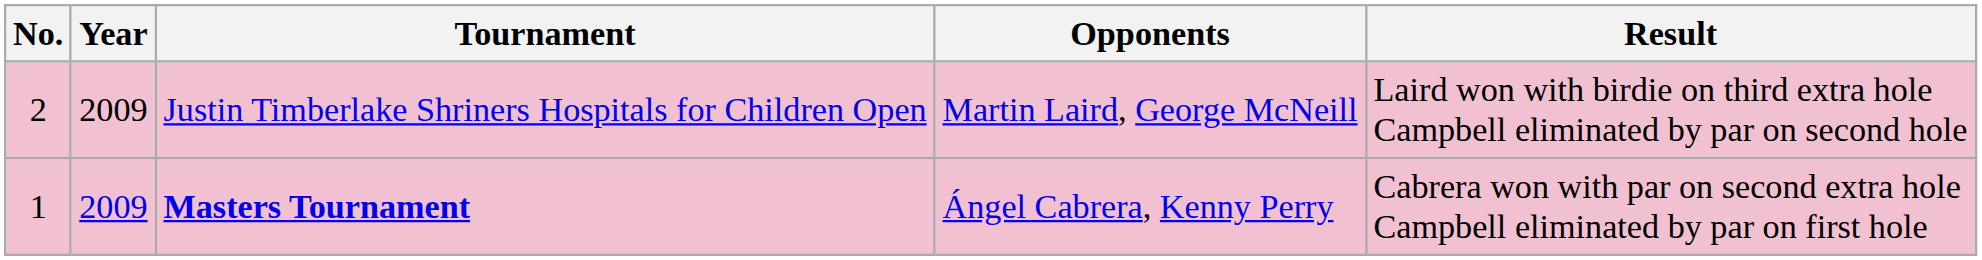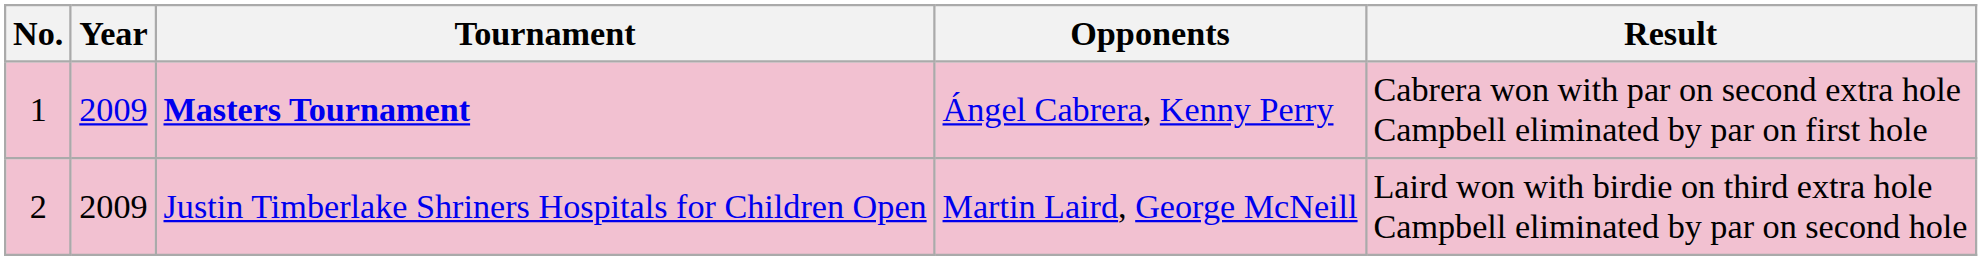rows swapped: (317, 206) <-> (545, 109)
